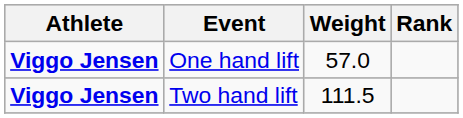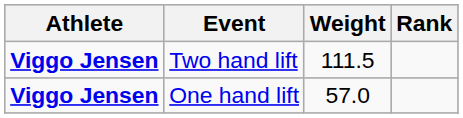rows swapped: (234, 59) <-> (233, 96)
